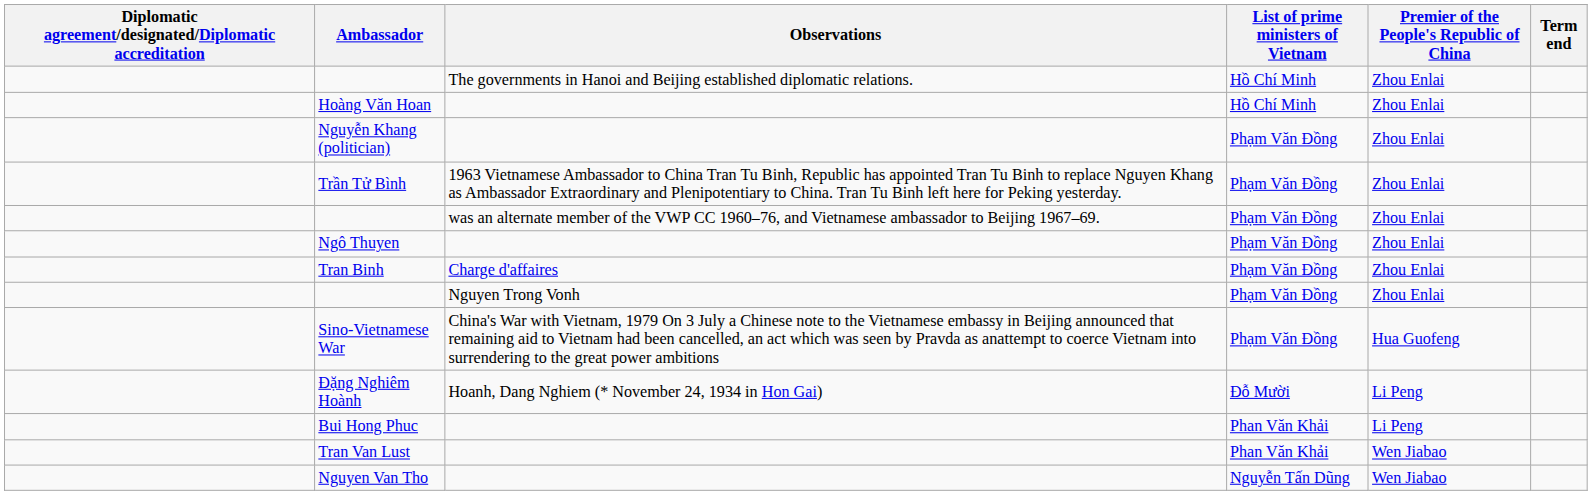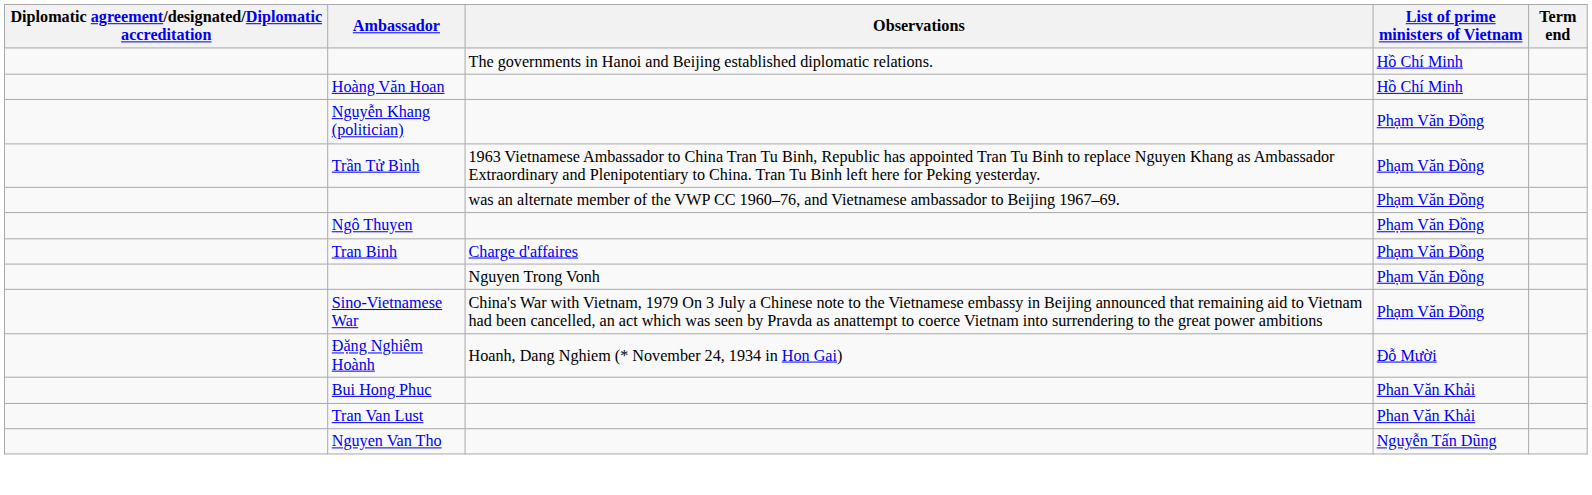- column: (1449, 35)
